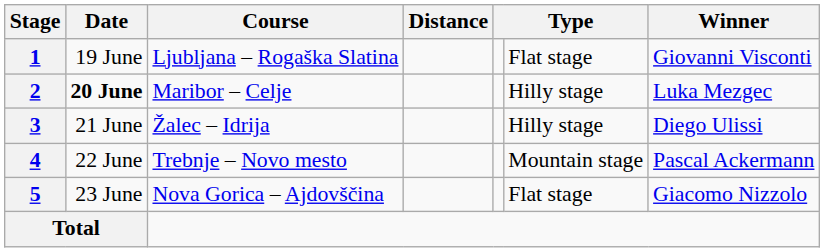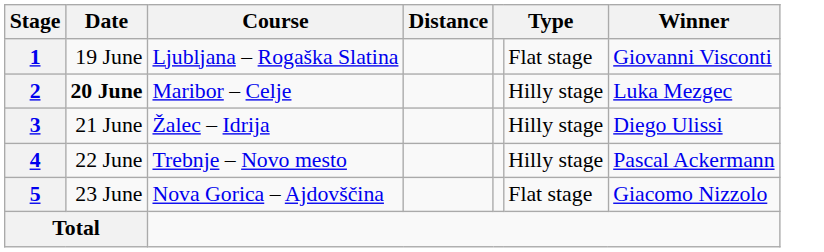(576, 159) Mountain stage -> (556, 159) Hilly stage
